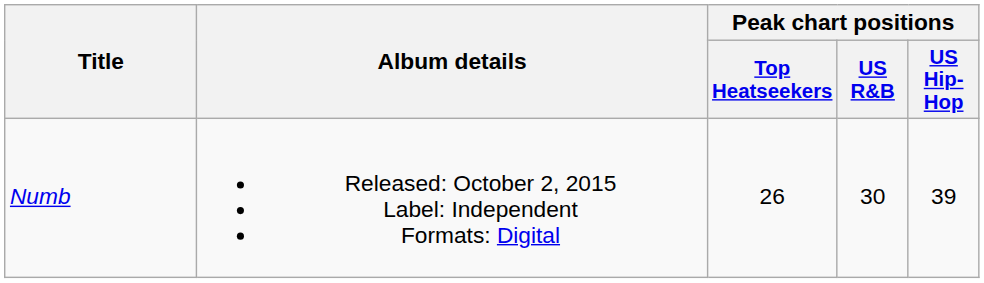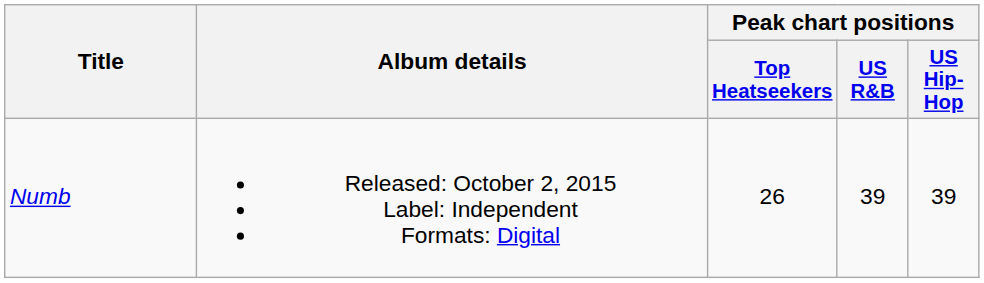(873, 197) 30 -> (873, 197) 39
